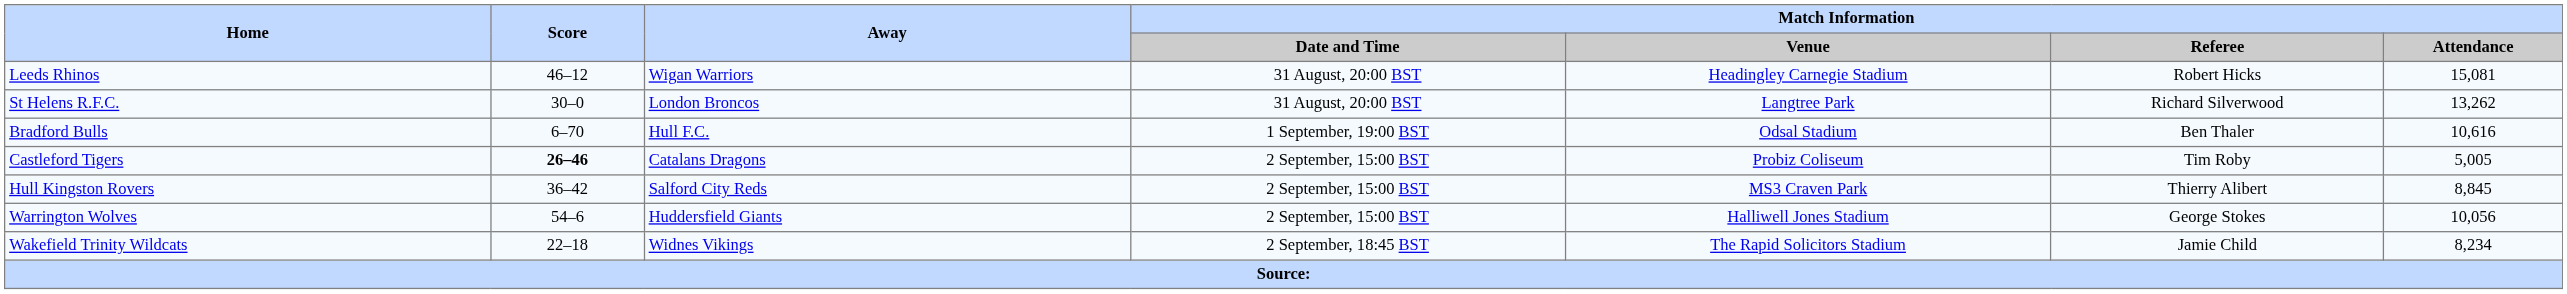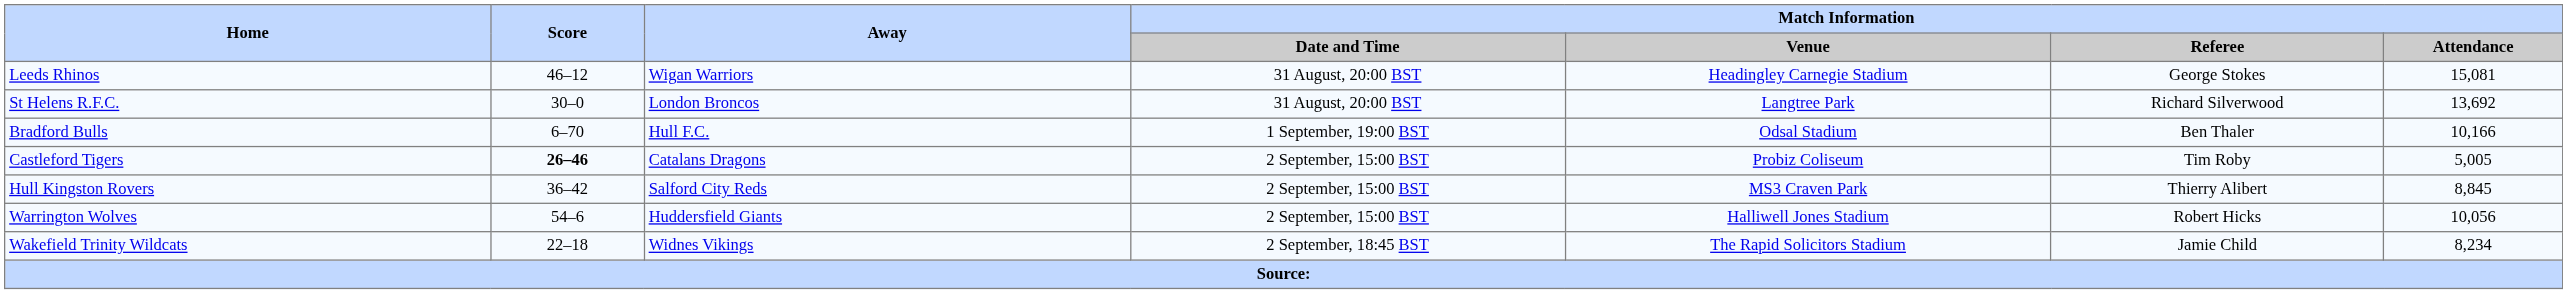(2217, 75) Robert Hicks -> (2217, 75) George Stokes
(2473, 103) 13,262 -> (2473, 103) 13,692
(2473, 132) 10,616 -> (2473, 132) 10,166
(2217, 217) George Stokes -> (2217, 217) Robert Hicks
